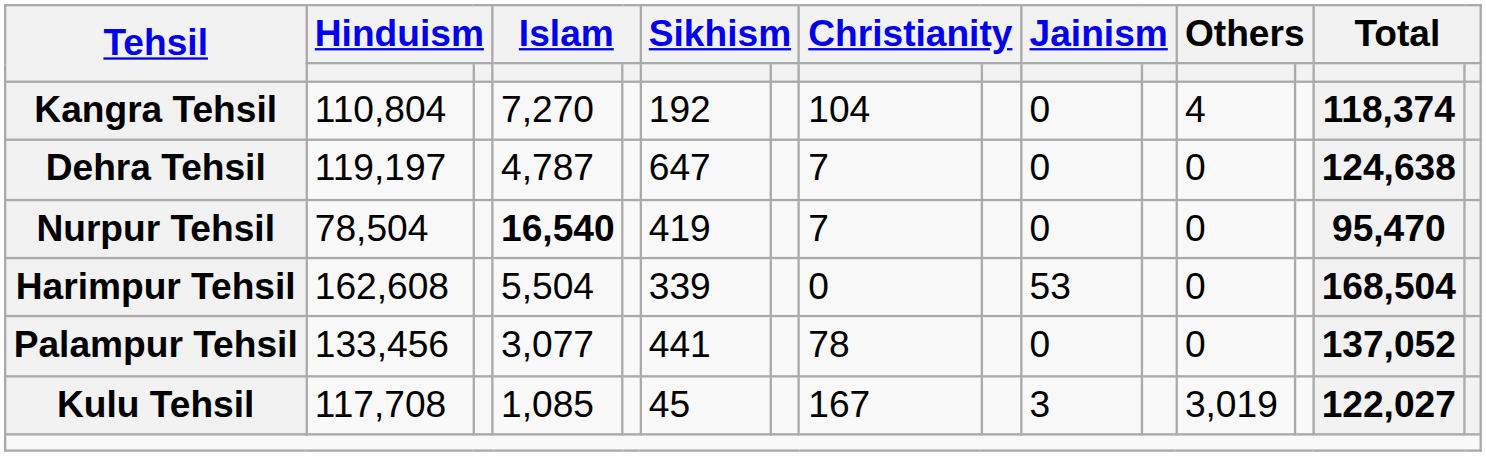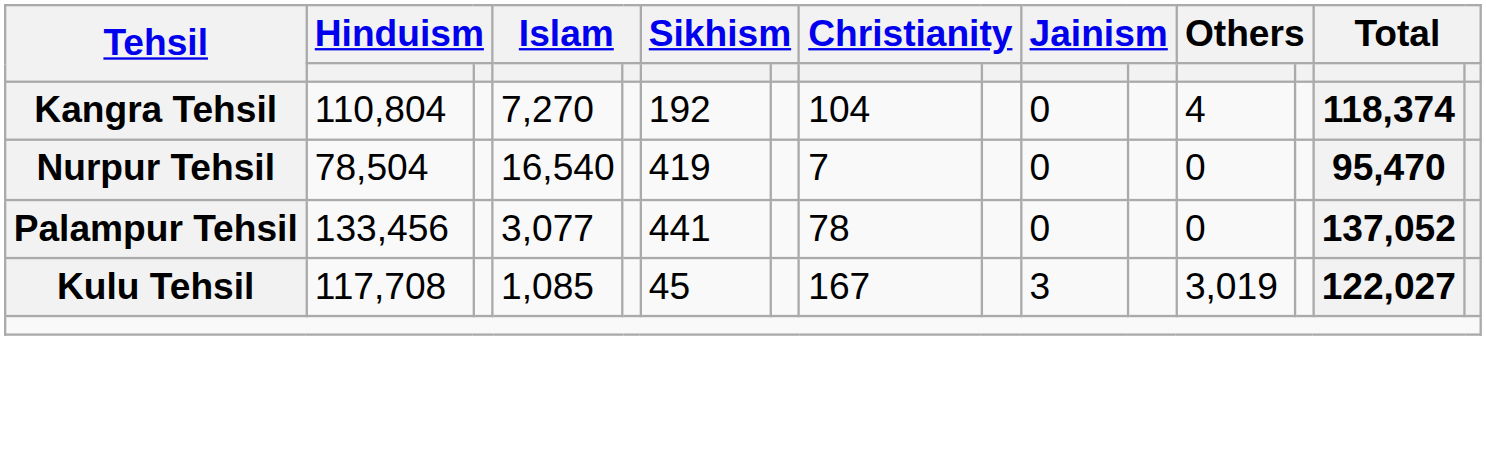- row: (156, 168)
(558, 227) bold -> (558, 168) normal
- row: (156, 286)
